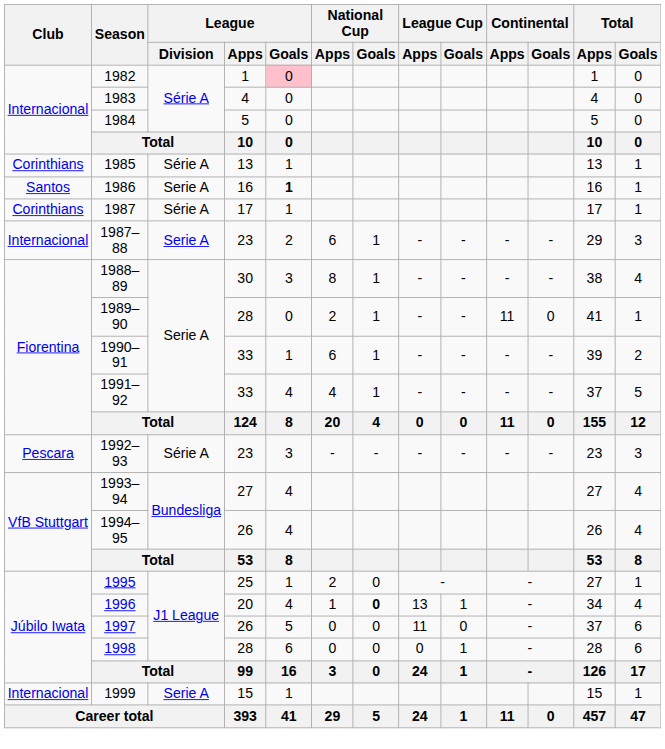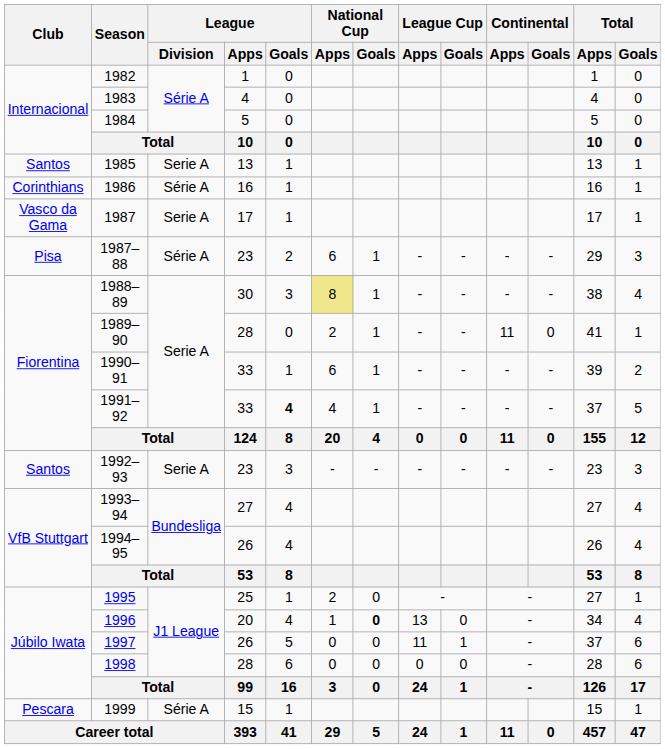(289, 76) pink background -> (289, 76) no background
(48, 165) Corinthians -> (48, 165) Santos
(186, 165) Série A -> (186, 165) Serie A
(48, 187) Santos -> (48, 187) Corinthians
(186, 187) Serie A -> (186, 187) Série A
(289, 187) bold -> (289, 187) normal
(48, 210) Corinthians -> (48, 218) Vasco da Gama
(186, 210) Série A -> (186, 218) Serie A
(48, 240) Internacional -> (48, 256) Pisa
(186, 240) Serie A -> (186, 256) Série A
(332, 278) no background -> (332, 294) khaki background
(289, 393) normal -> (289, 408) bold
(48, 453) Pescara -> (48, 469) Santos
(186, 453) Série A -> (186, 469) Serie A
(463, 604) 1 -> (463, 620) 0
(463, 627) 0 -> (463, 642) 1
(463, 649) 1 -> (463, 665) 0
(48, 694) Internacional -> (48, 709) Pescara
(186, 694) Serie A -> (186, 709) Série A
